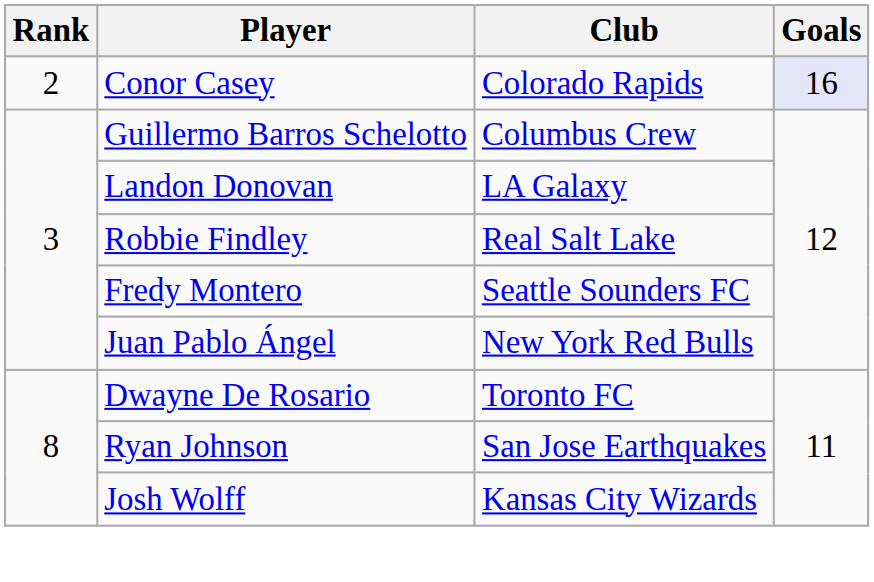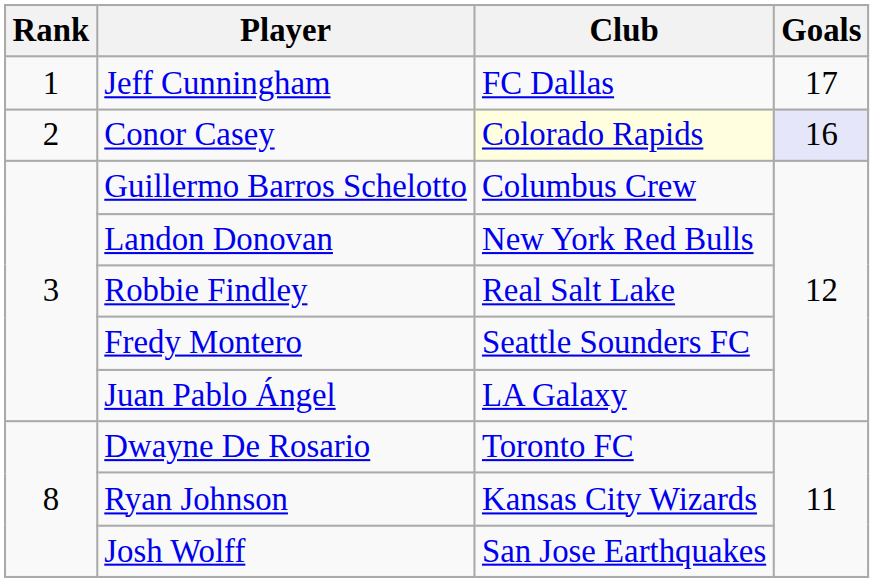+ row: (217, 82)
(593, 82) no background -> (593, 134) lightyellow background
(554, 186) LA Galaxy -> (618, 238) New York Red Bulls
(618, 342) New York Red Bulls -> (554, 394) LA Galaxy
(624, 446) San Jose Earthquakes -> (619, 498) Kansas City Wizards
(619, 498) Kansas City Wizards -> (624, 550) San Jose Earthquakes
